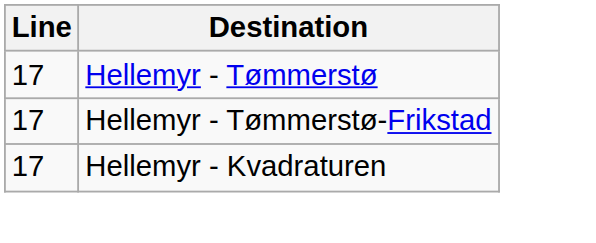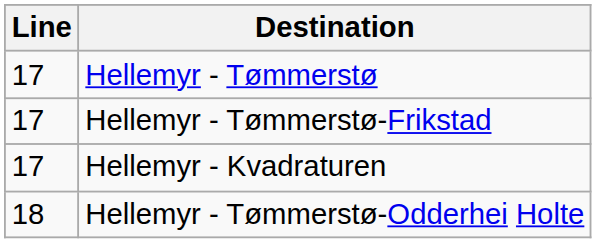+ row: (335, 213)
